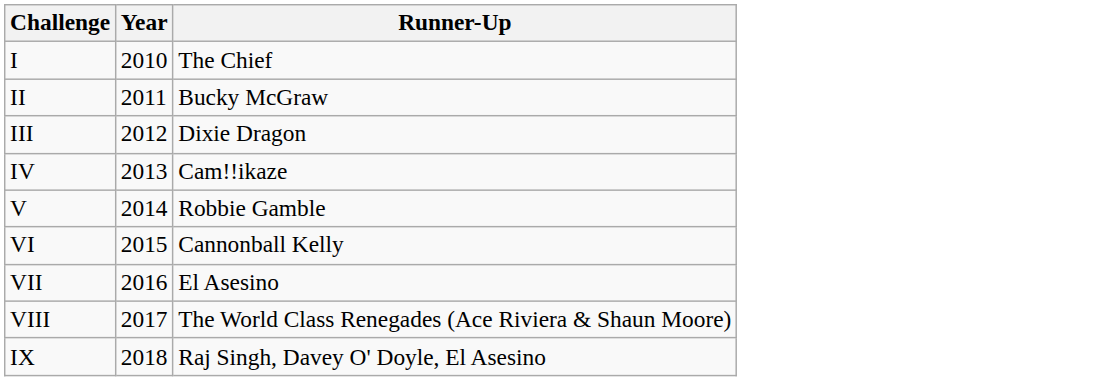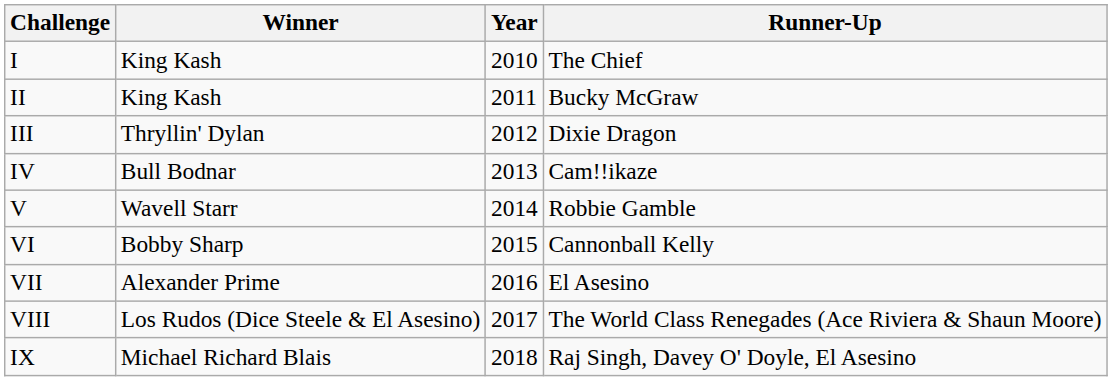+ column: (301, 23)
